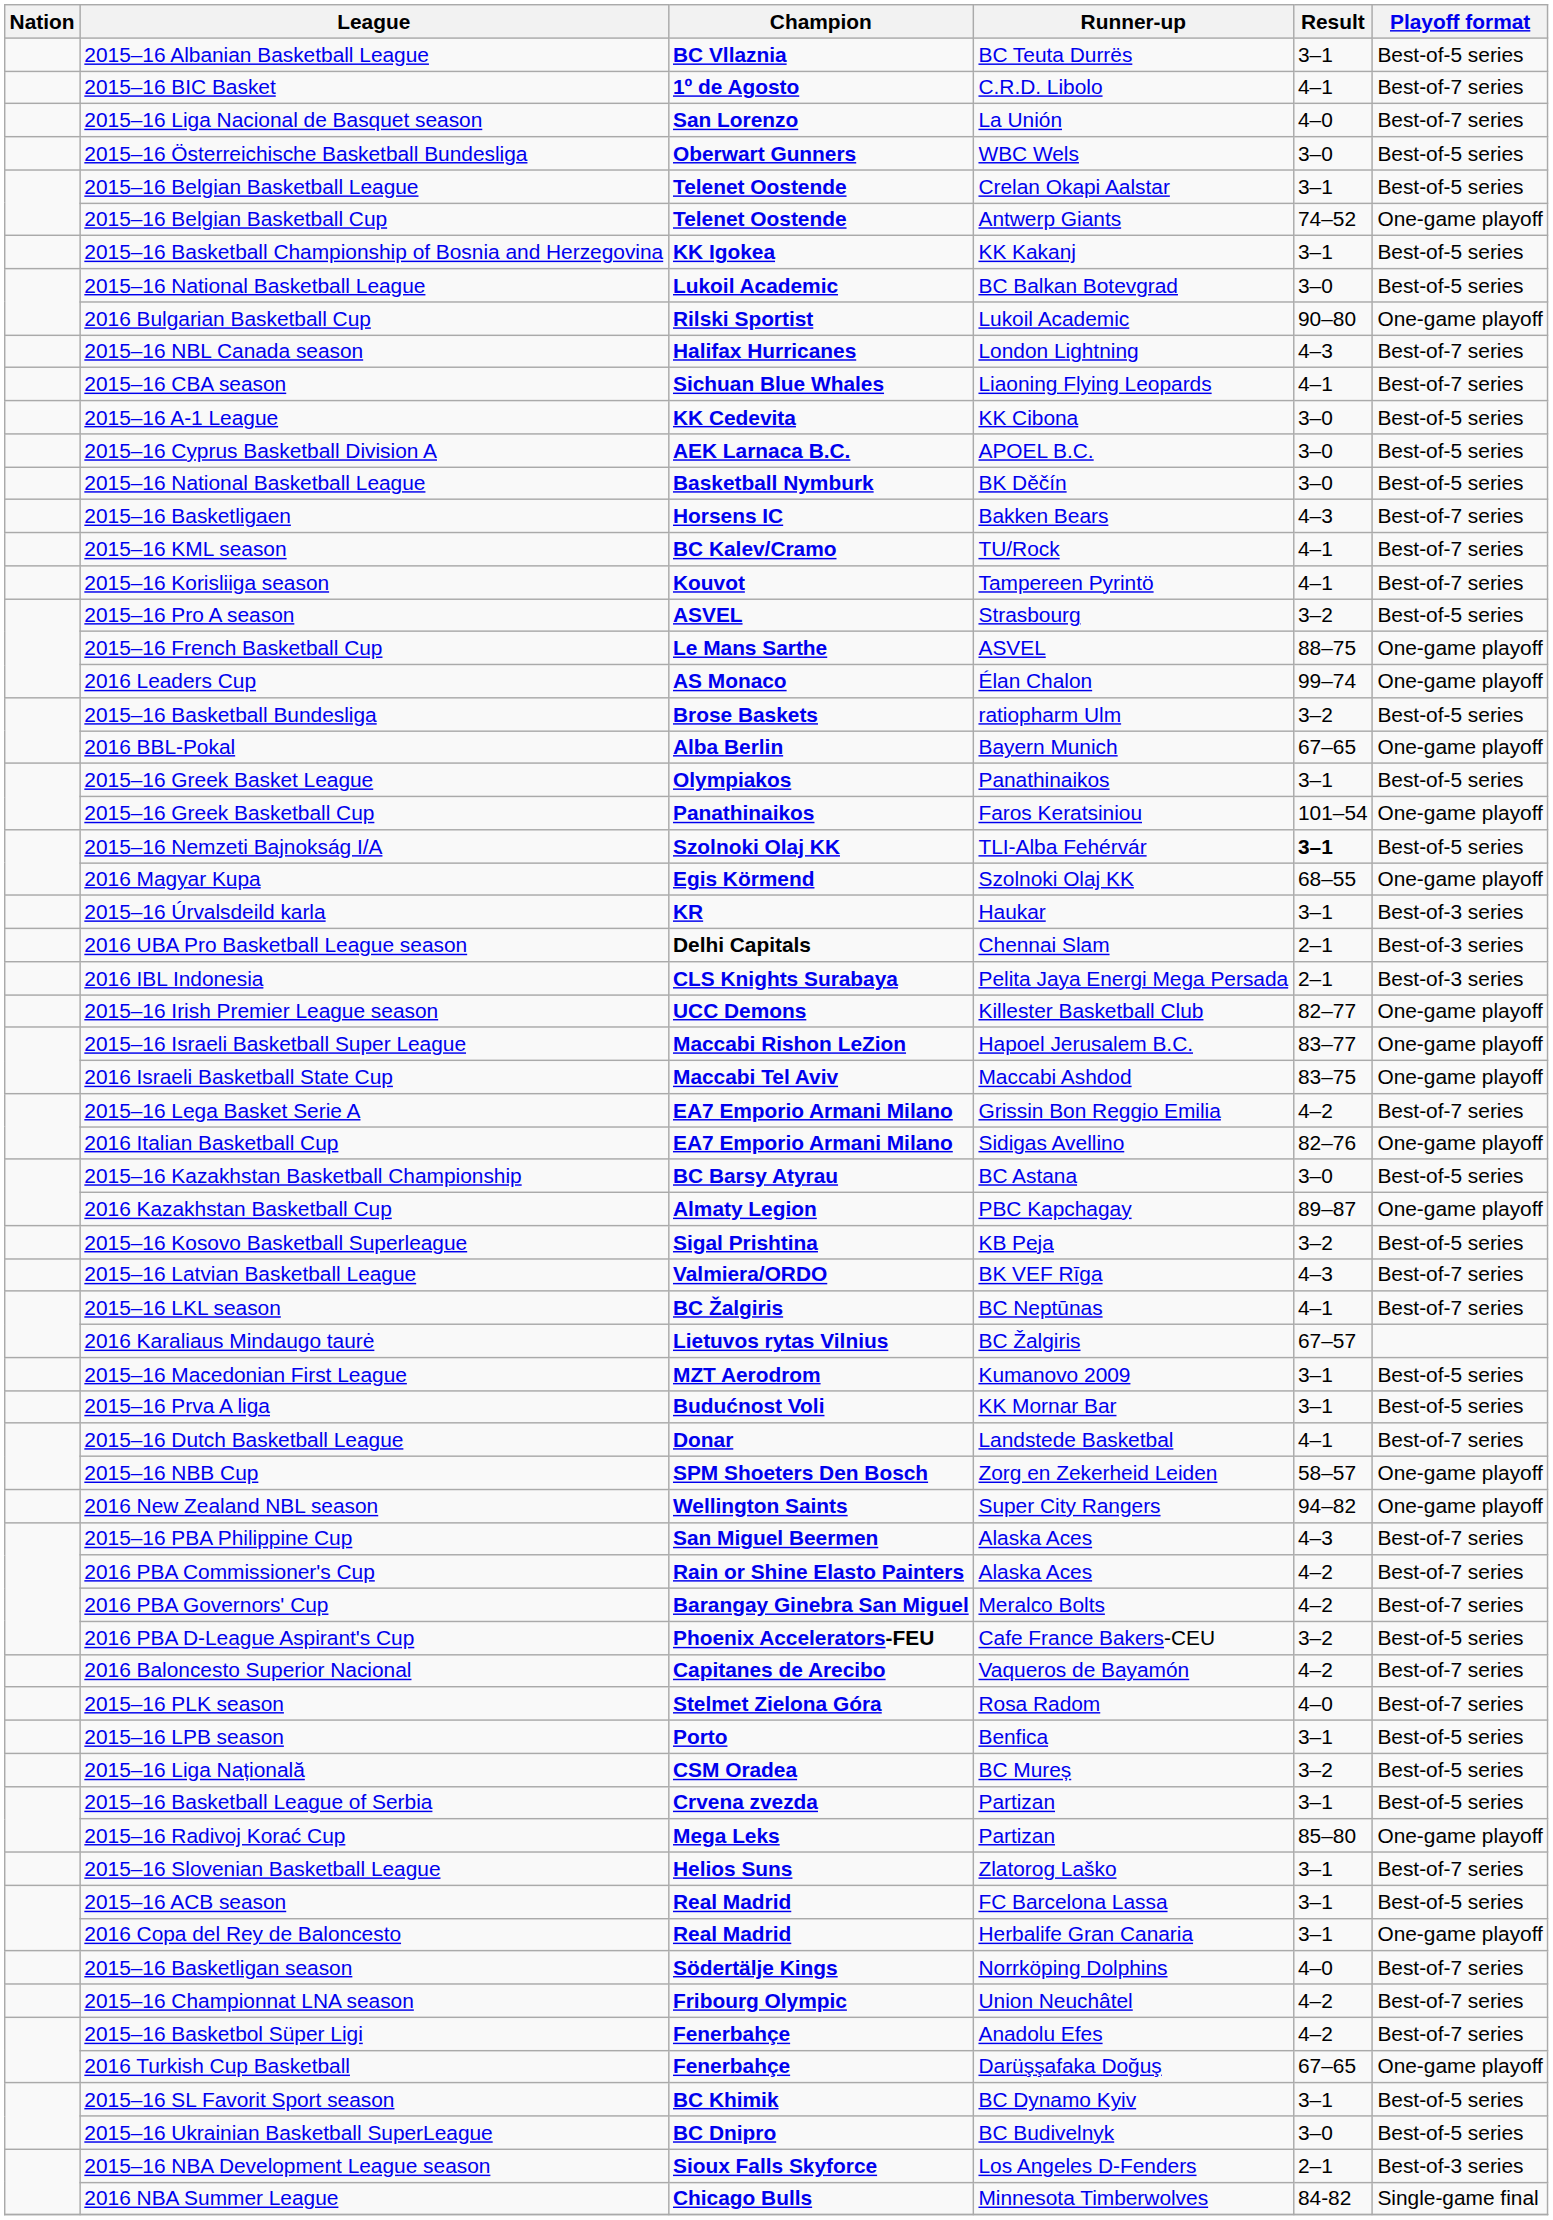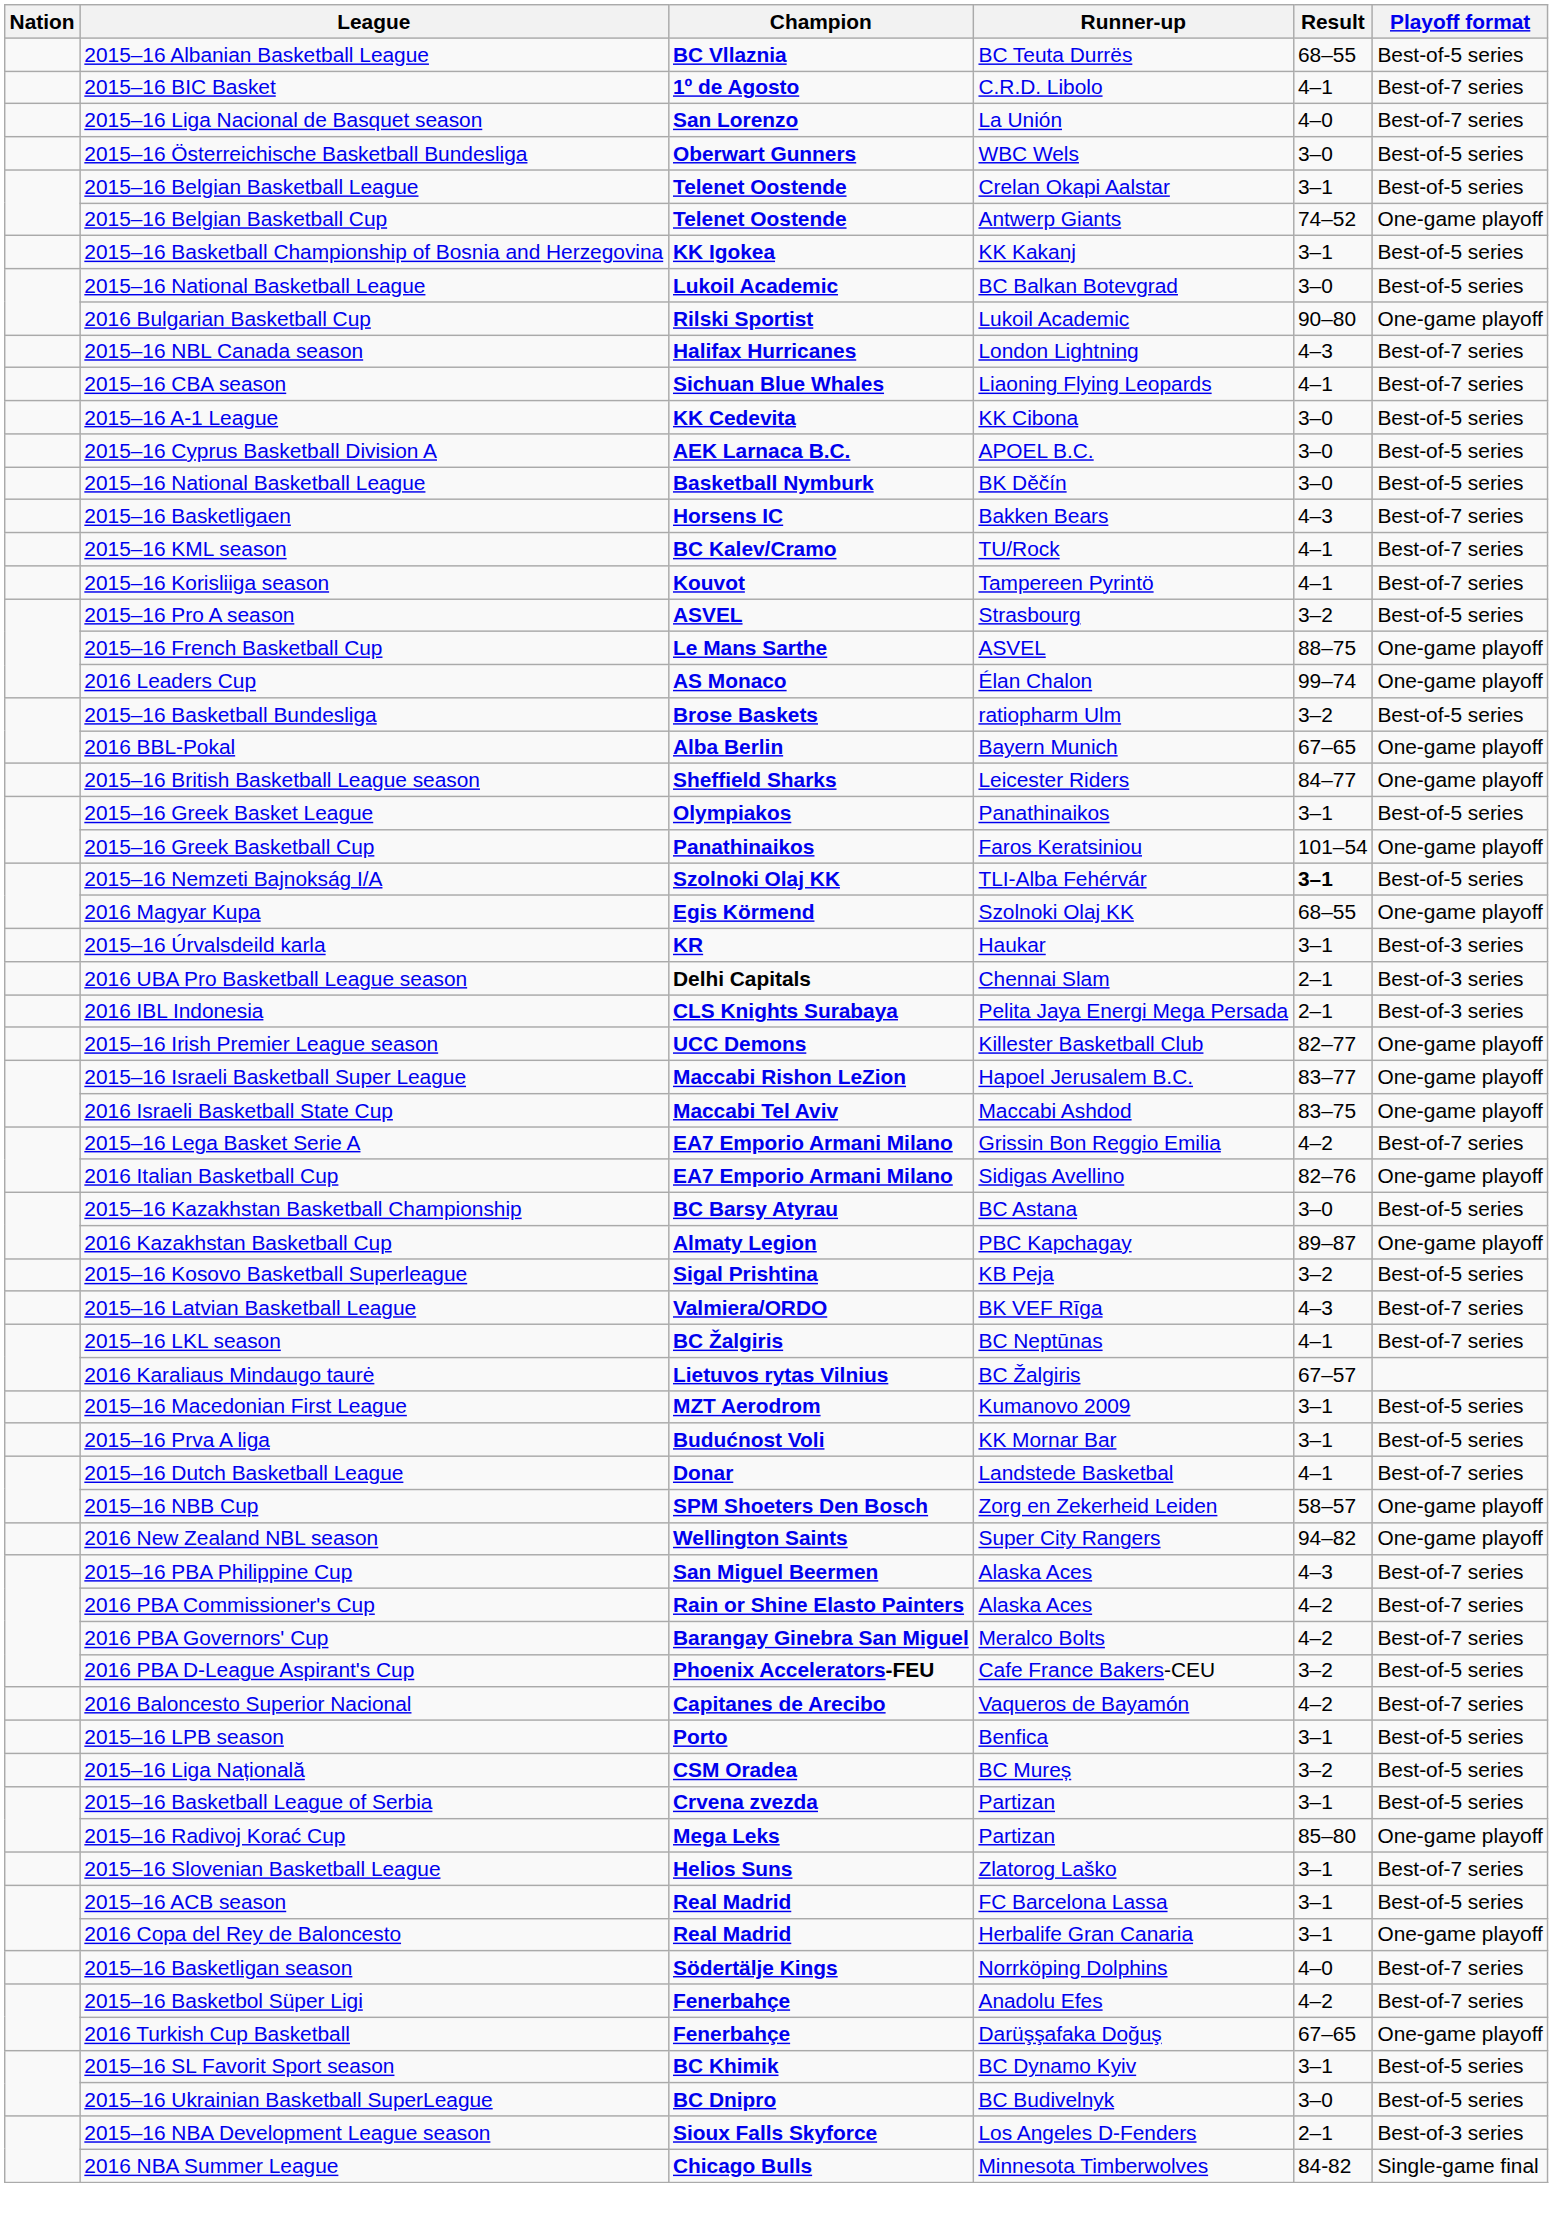(1315, 55) 3–1 -> (1327, 55) 68–55
+ row: (282, 780)
- row: (184, 1704)
- row: (249, 2001)
